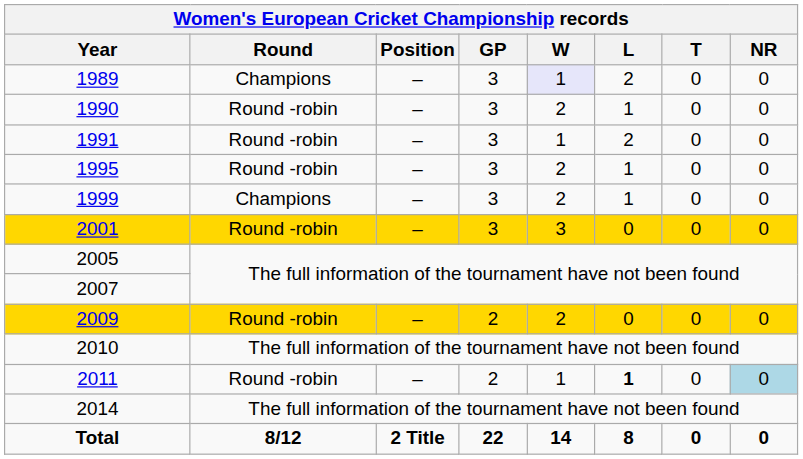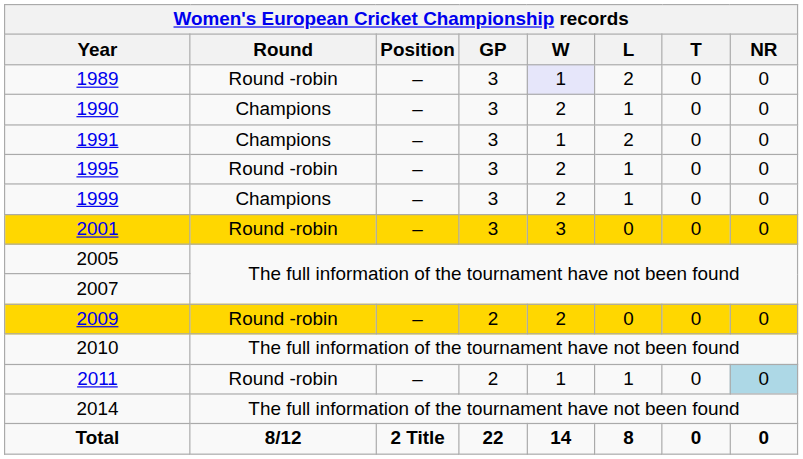(283, 79) Champions -> (283, 79) Round -robin
(283, 109) Round -robin -> (283, 109) Champions
(283, 139) Round -robin -> (283, 139) Champions
(628, 378) bold -> (628, 378) normal
